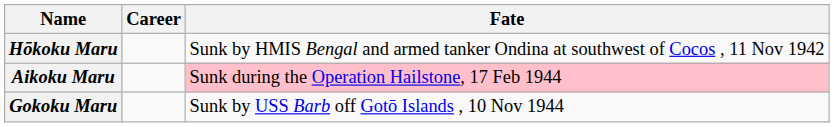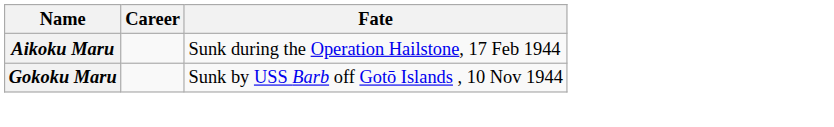- row: (63, 48)
(376, 77) pink background -> (375, 48) no background
